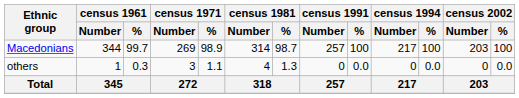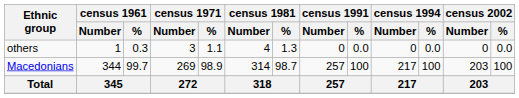rows swapped: (40, 48) <-> (22, 66)
